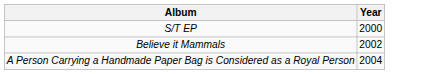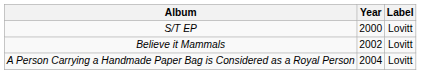+ column: (400, 12)
